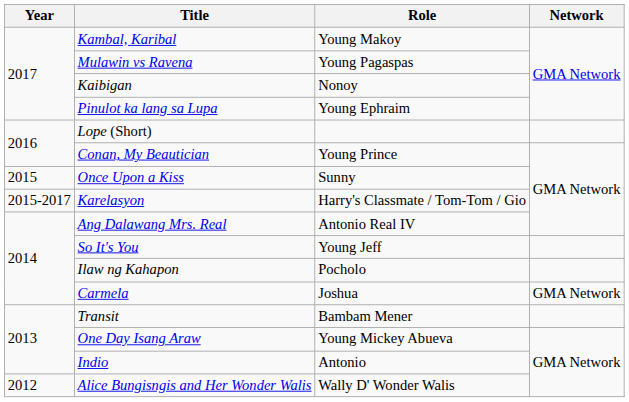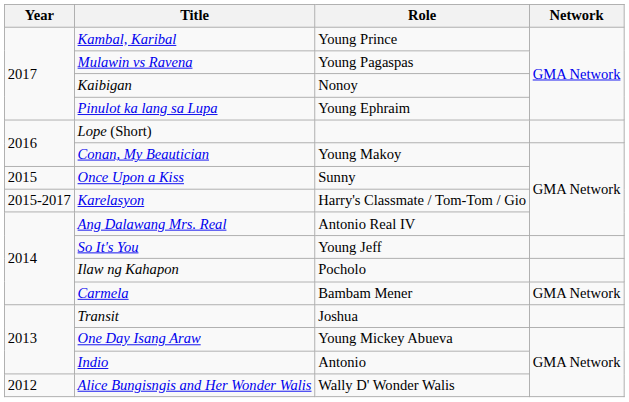(360, 39) Young Makoy -> (358, 39) Young Prince
(358, 154) Young Prince -> (360, 154) Young Makoy
(338, 293) Joshua -> (365, 293) Bambam Mener
(365, 316) Bambam Mener -> (338, 316) Joshua
